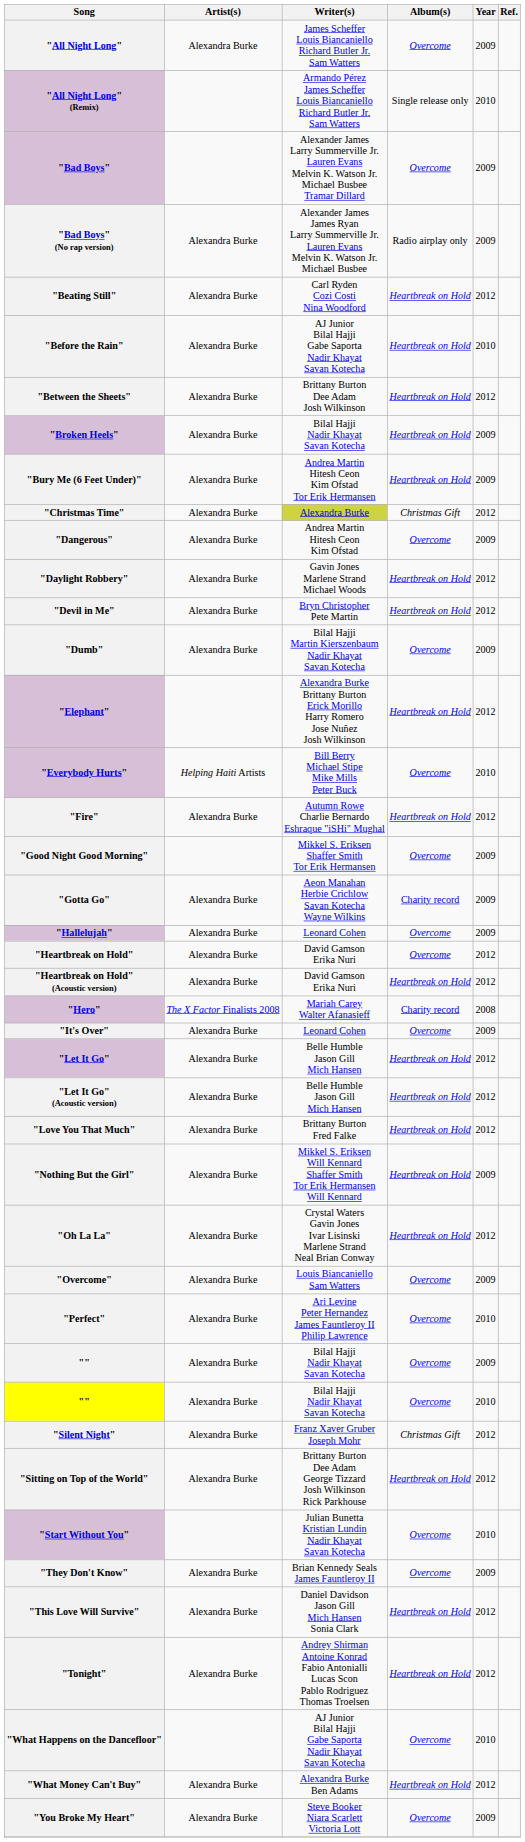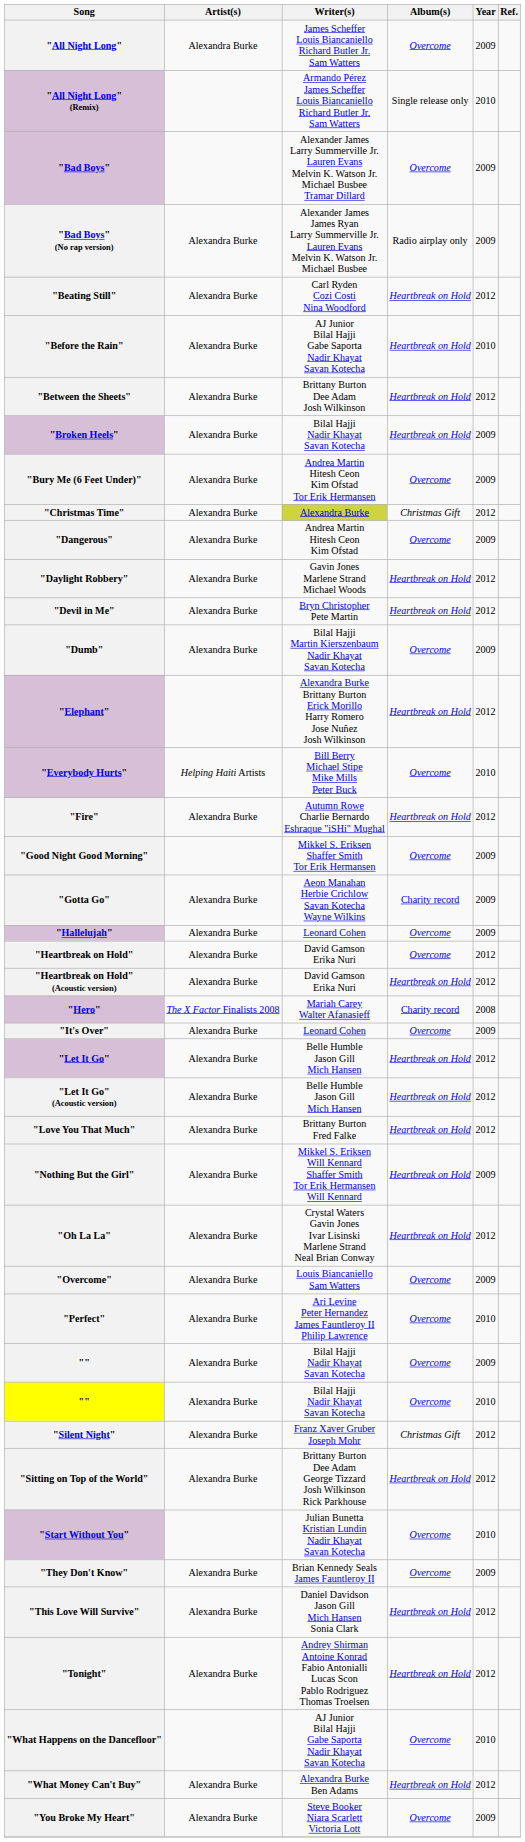(430, 479) Heartbreak on Hold -> (430, 479) Overcome
